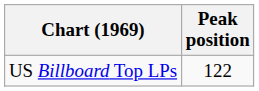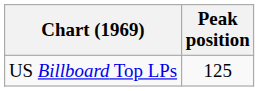(218, 70) 122 -> (218, 70) 125
